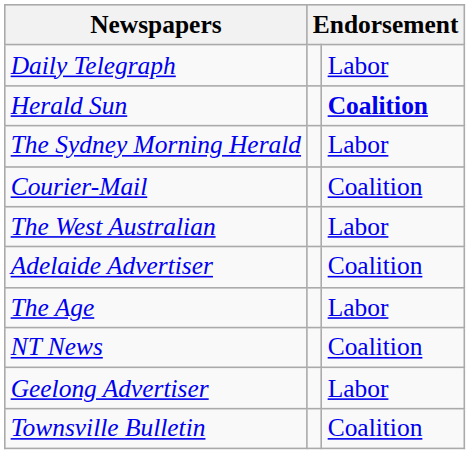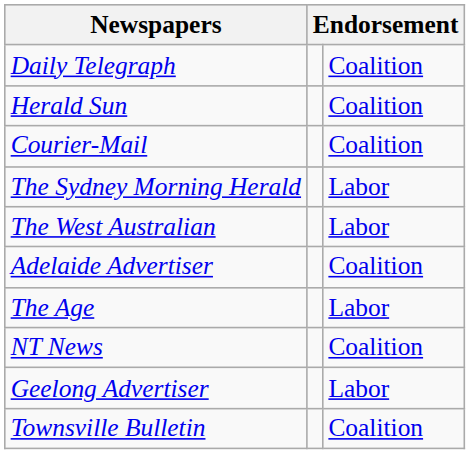(358, 65) Labor -> (376, 65) Coalition
(378, 105) bold -> (376, 105) normal
rows swapped: (79, 186) <-> (156, 145)
